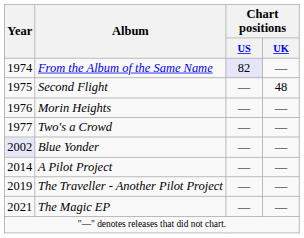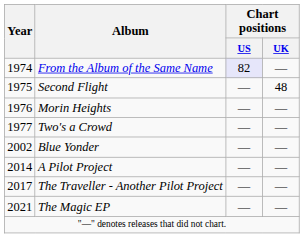(20, 147) lavender background -> (20, 147) no background
(20, 186) 2019 -> (20, 186) 2017
